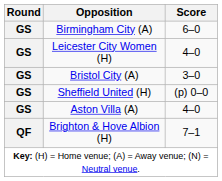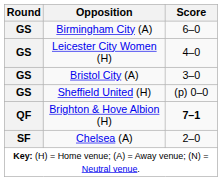- row: (104, 110)
(191, 133) normal -> (191, 116) bold
+ row: (104, 139)
